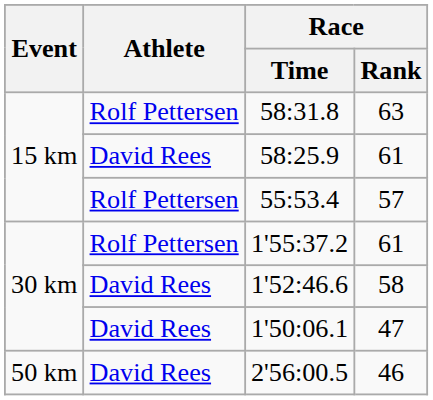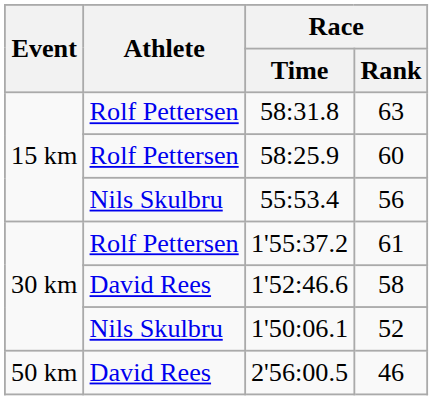(150, 156) David Rees -> (164, 156) Rolf Pettersen
(391, 156) 61 -> (391, 156) 60
(164, 199) Rolf Pettersen -> (156, 199) Nils Skulbru
(391, 199) 57 -> (391, 199) 56
(150, 329) David Rees -> (156, 329) Nils Skulbru
(391, 329) 47 -> (391, 329) 52
